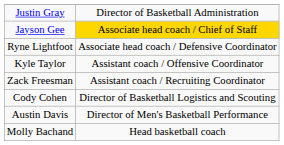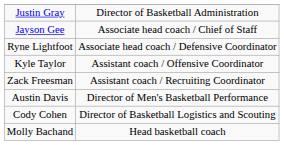(177, 30) gold background -> (177, 30) no background
rows swapped: (40, 98) <-> (40, 115)
